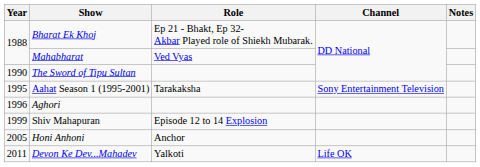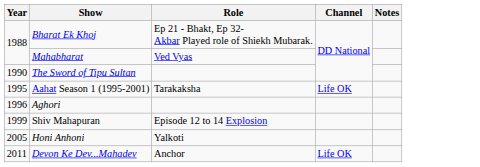(381, 89) Sony Entertainment Television -> (335, 89) Life OK
(169, 137) Anchor -> (169, 137) Yalkoti
(169, 154) Yalkoti -> (169, 154) Anchor
